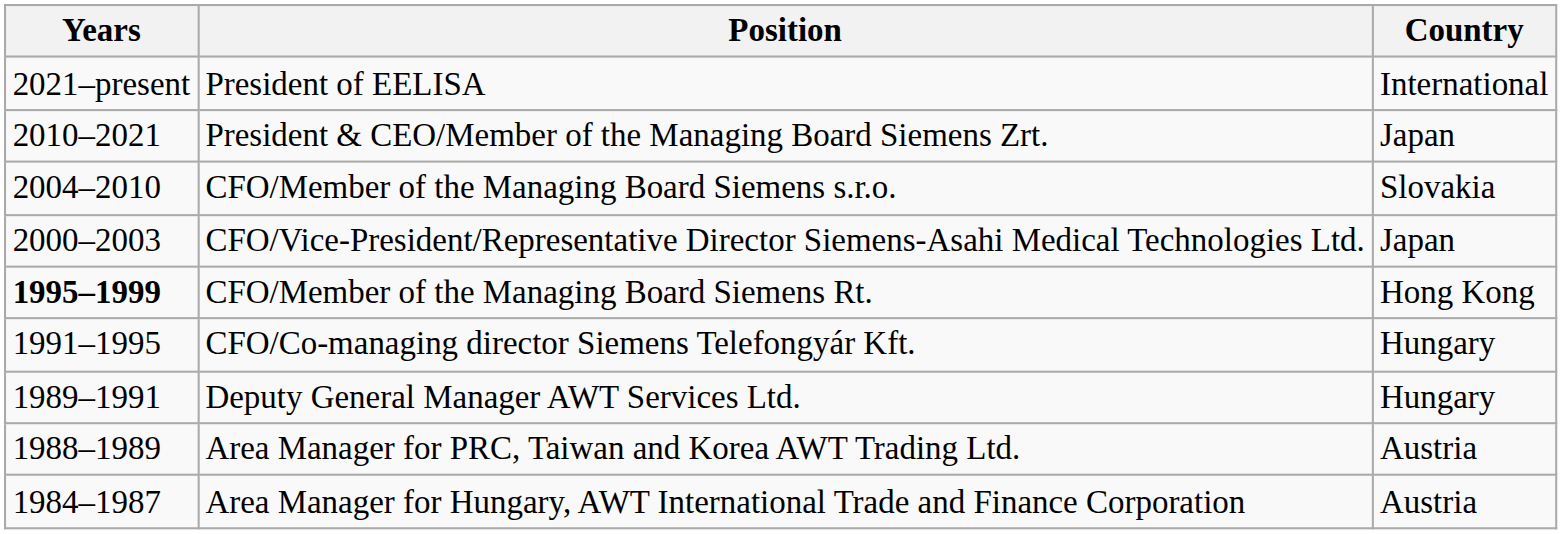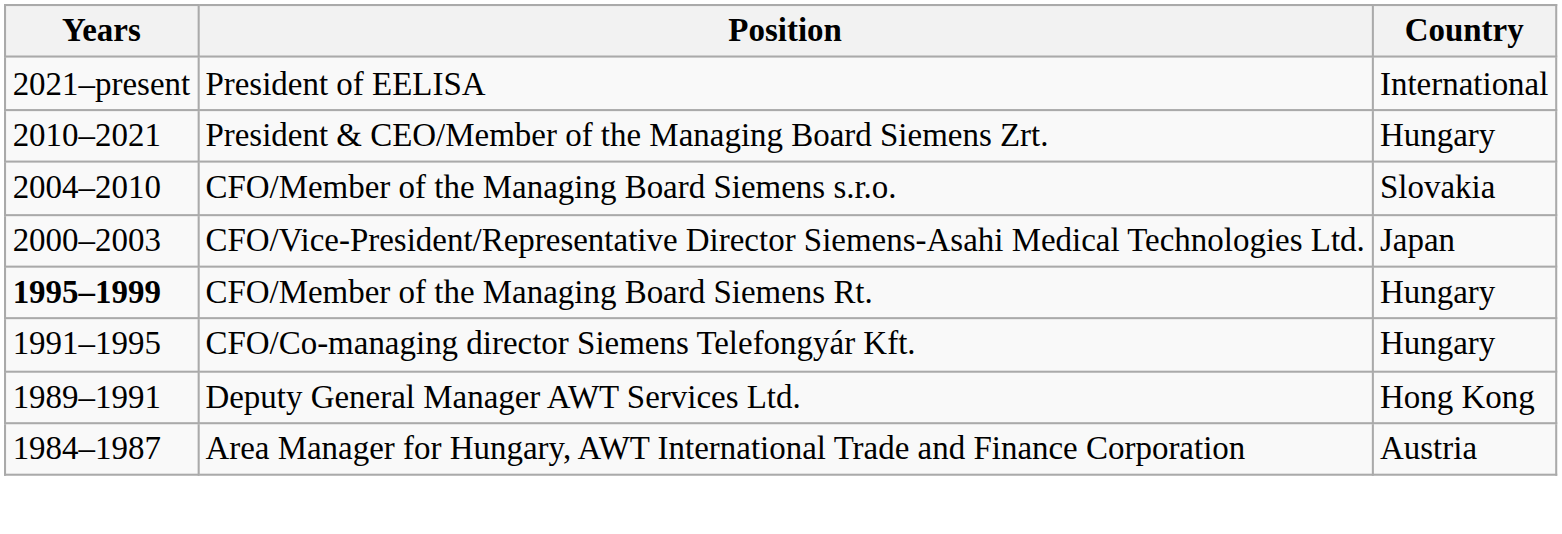(1418, 135) Japan -> (1438, 135) Hungary
(1457, 291) Hong Kong -> (1438, 291) Hungary
(1438, 396) Hungary -> (1457, 396) Hong Kong
- row: (613, 448)
